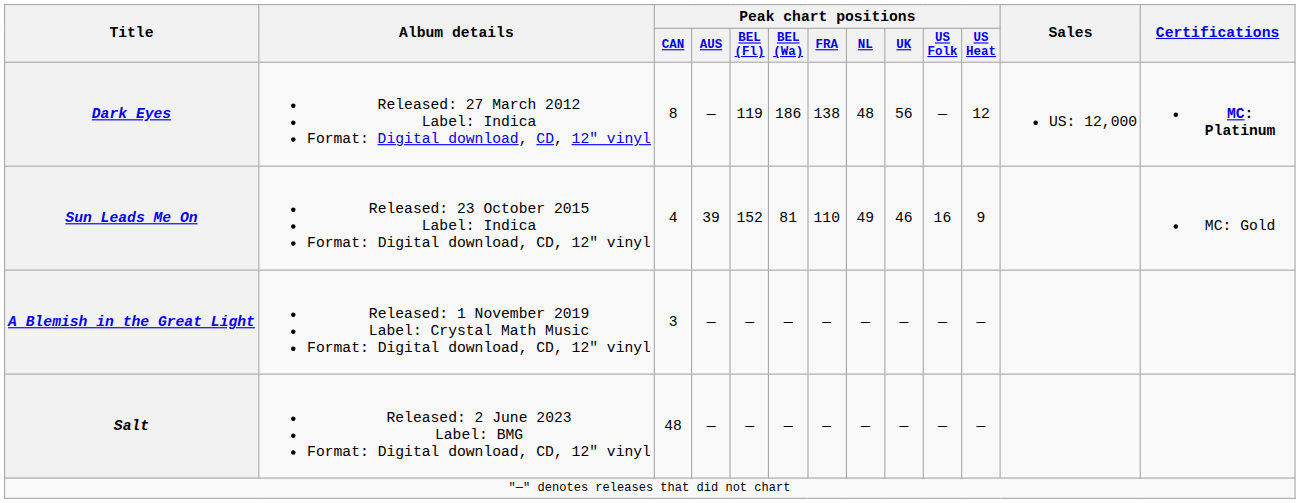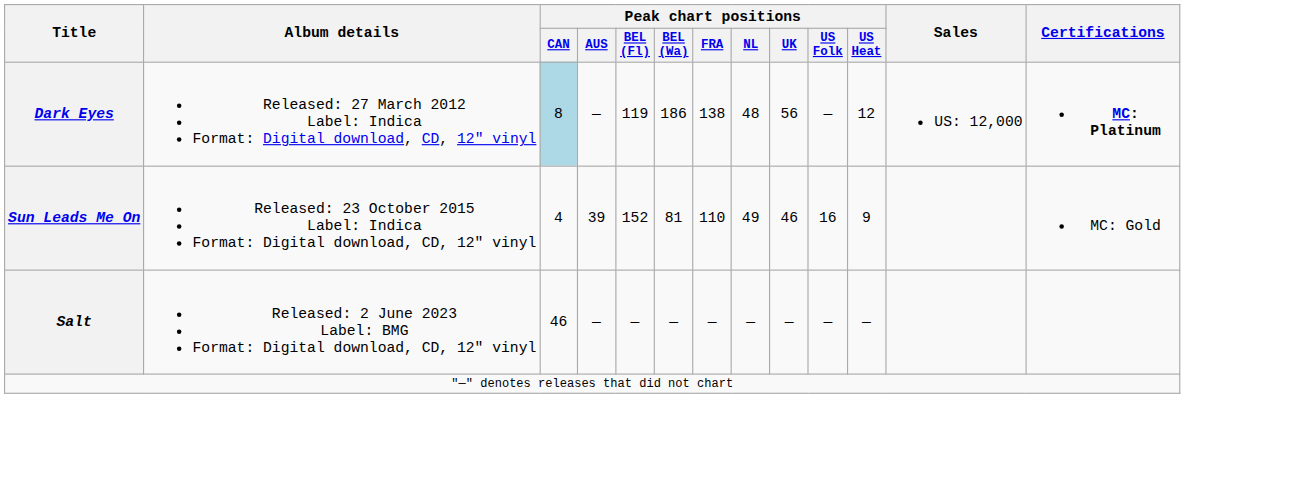(673, 114) no background -> (559, 114) lightblue background
- row: (131, 322)
(673, 426) 48 -> (559, 322) 46
